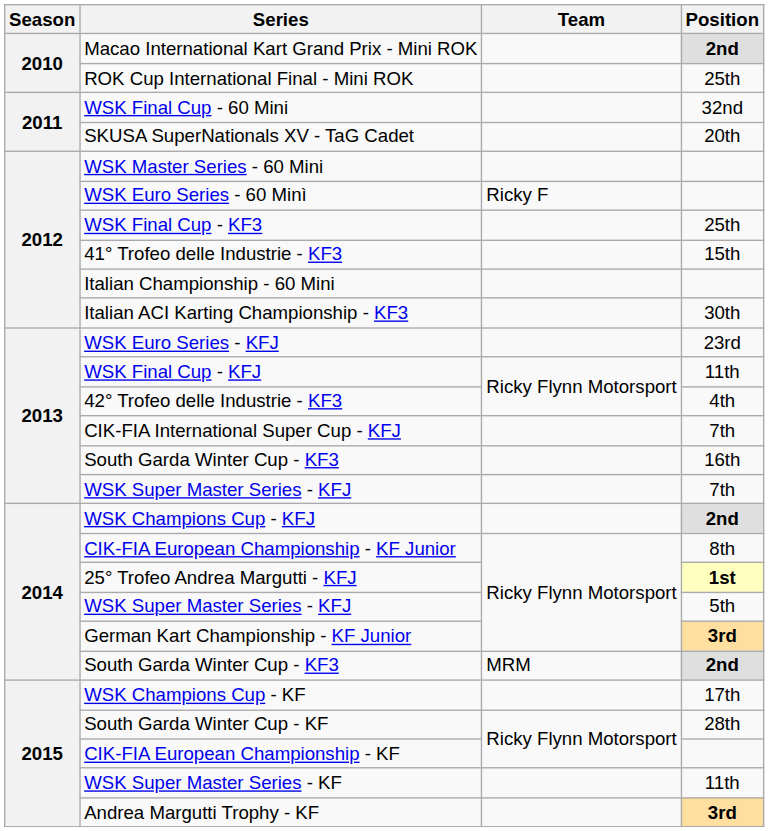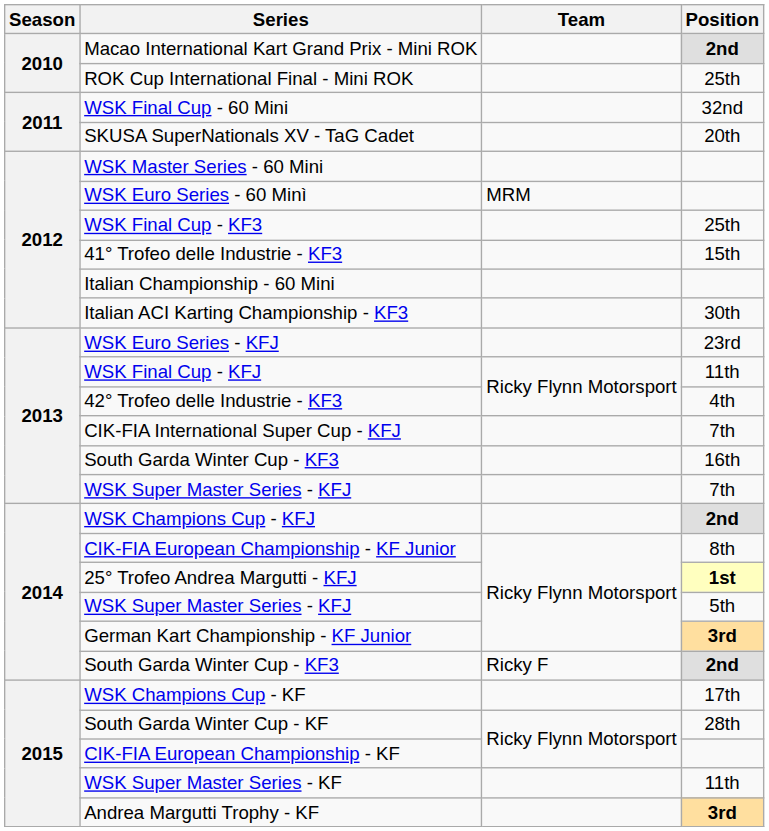(517, 195) Ricky F -> (509, 195) MRM
(509, 665) MRM -> (517, 665) Ricky F
